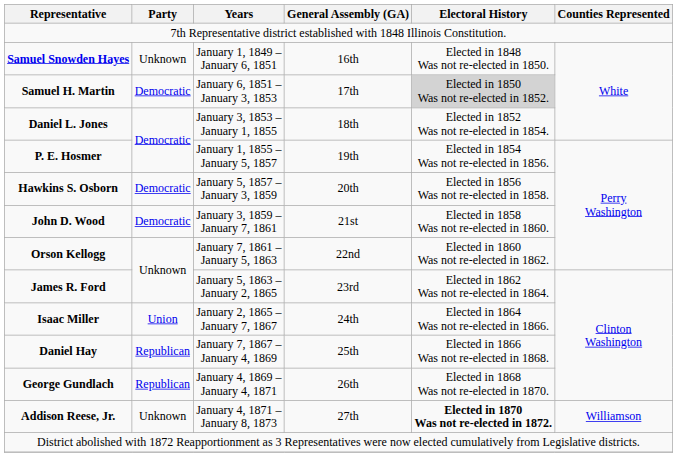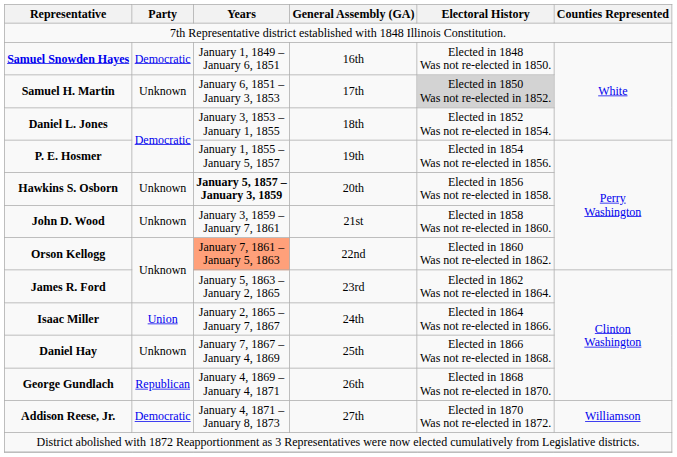(163, 58) Unknown -> (163, 58) Democratic
(163, 91) Democratic -> (163, 91) Unknown
(163, 188) Democratic -> (163, 188) Unknown
(239, 188) normal -> (242, 188) bold
(163, 221) Democratic -> (163, 221) Unknown
(239, 254) no background -> (242, 254) lightsalmon background
(163, 351) Republican -> (163, 351) Unknown
(163, 416) Unknown -> (163, 416) Democratic
(483, 416) bold -> (486, 416) normal
